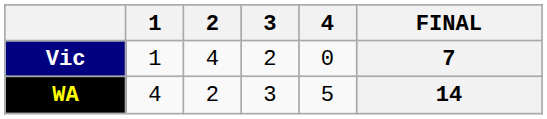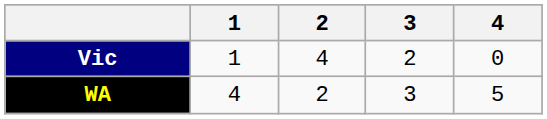- column: (449, 23)
